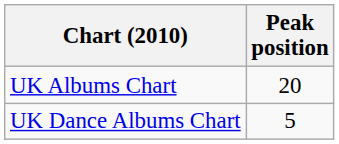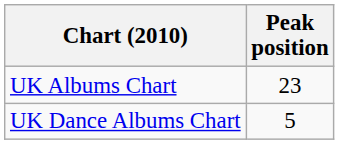(290, 84) 20 -> (290, 84) 23
